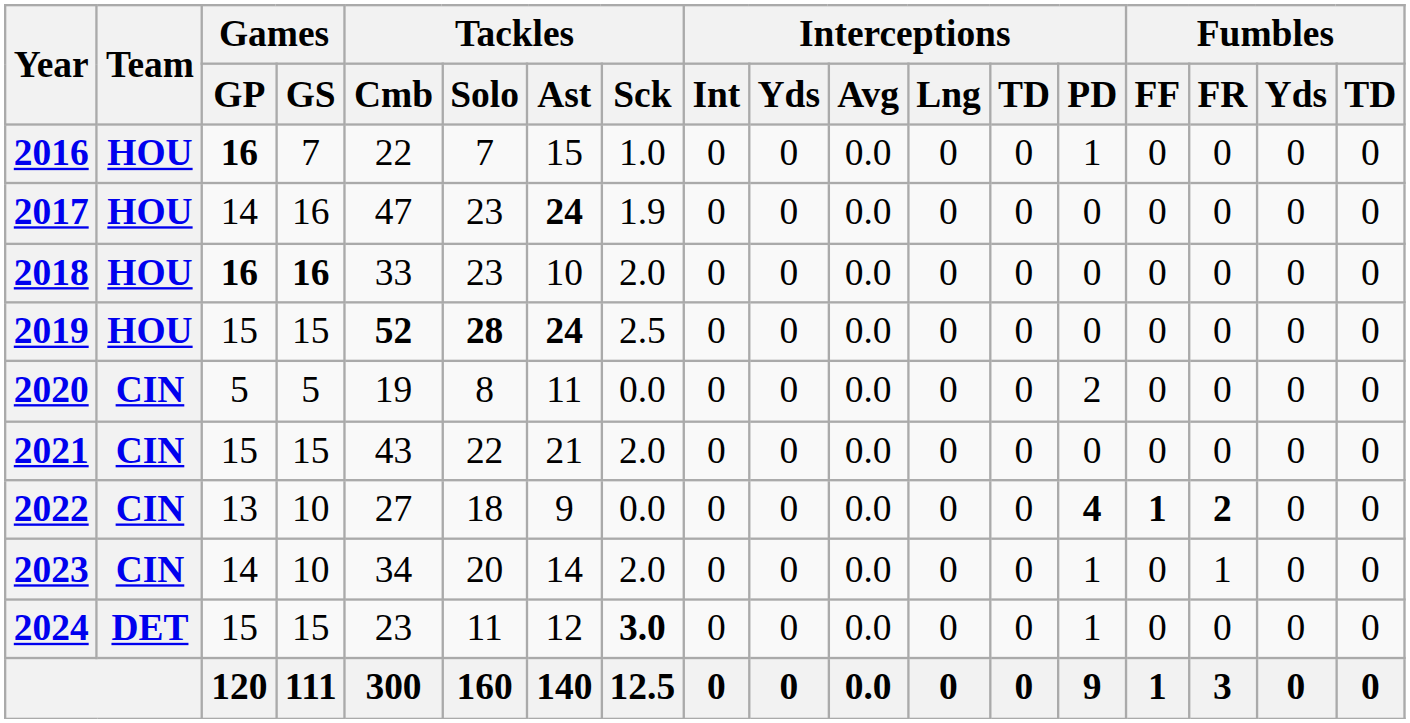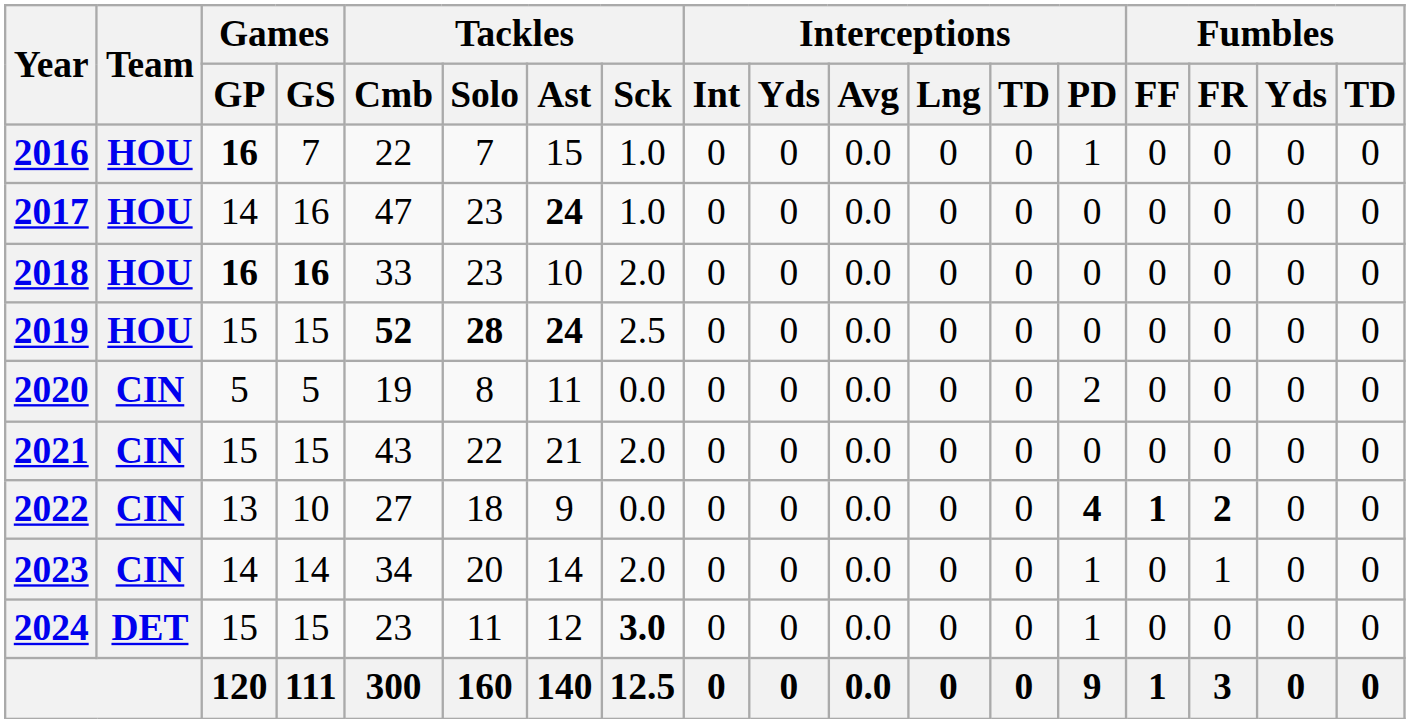(642, 212) 1.9 -> (642, 212) 1.0
(311, 568) 10 -> (311, 568) 14
